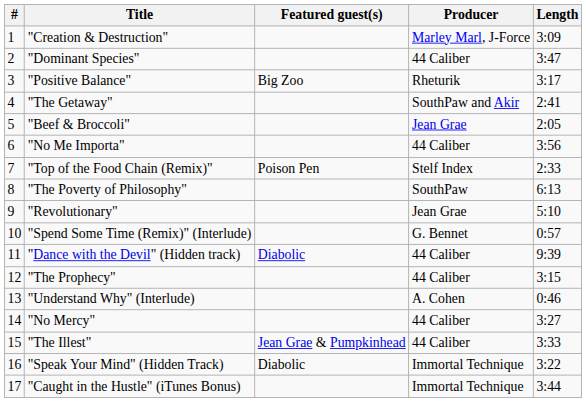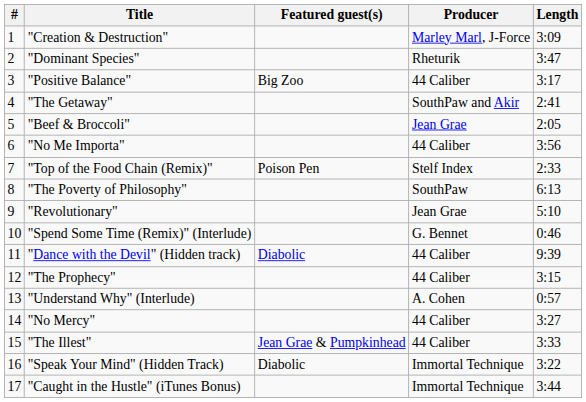(441, 59) 44 Caliber -> (436, 59) Rheturik
(436, 80) Rheturik -> (441, 80) 44 Caliber
(549, 233) 0:57 -> (549, 233) 0:46
(549, 299) 0:46 -> (549, 299) 0:57
